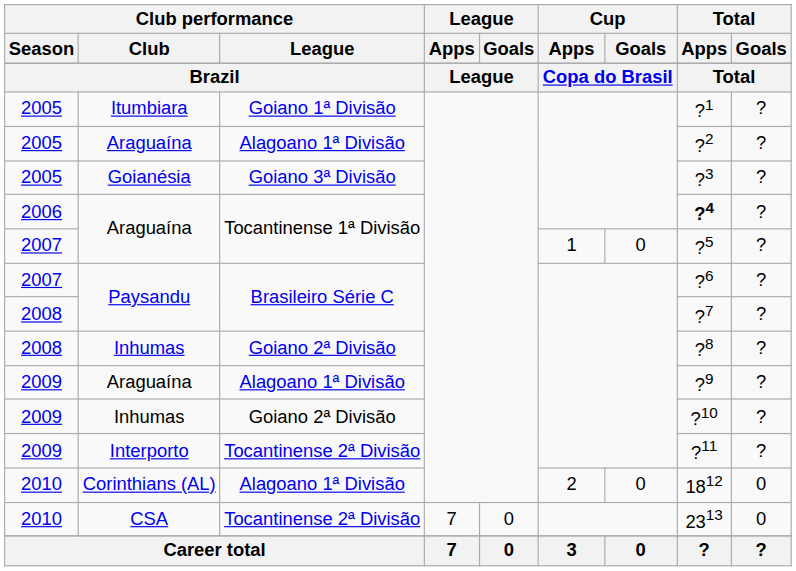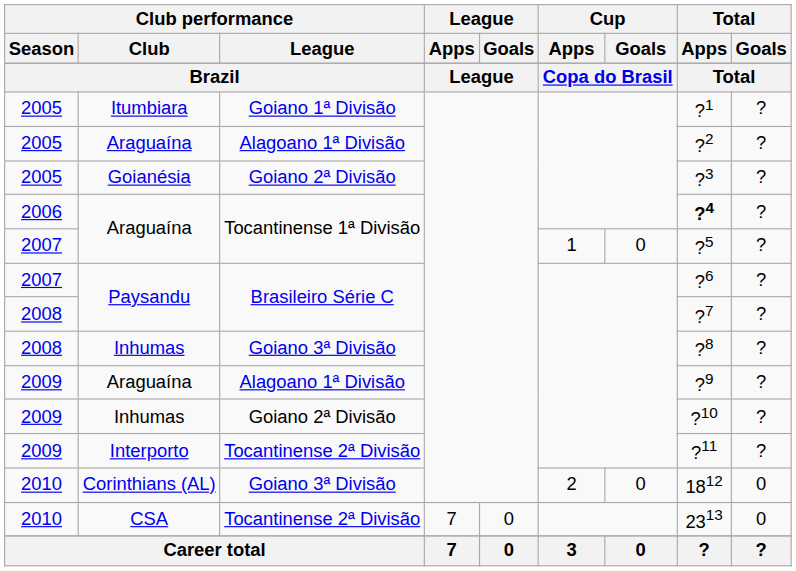(322, 177) Goiano 3ª Divisão -> (322, 177) Goiano 2ª Divisão
(322, 348) Goiano 2ª Divisão -> (322, 348) Goiano 3ª Divisão
(322, 484) Alagoano 1ª Divisão -> (322, 484) Goiano 3ª Divisão
